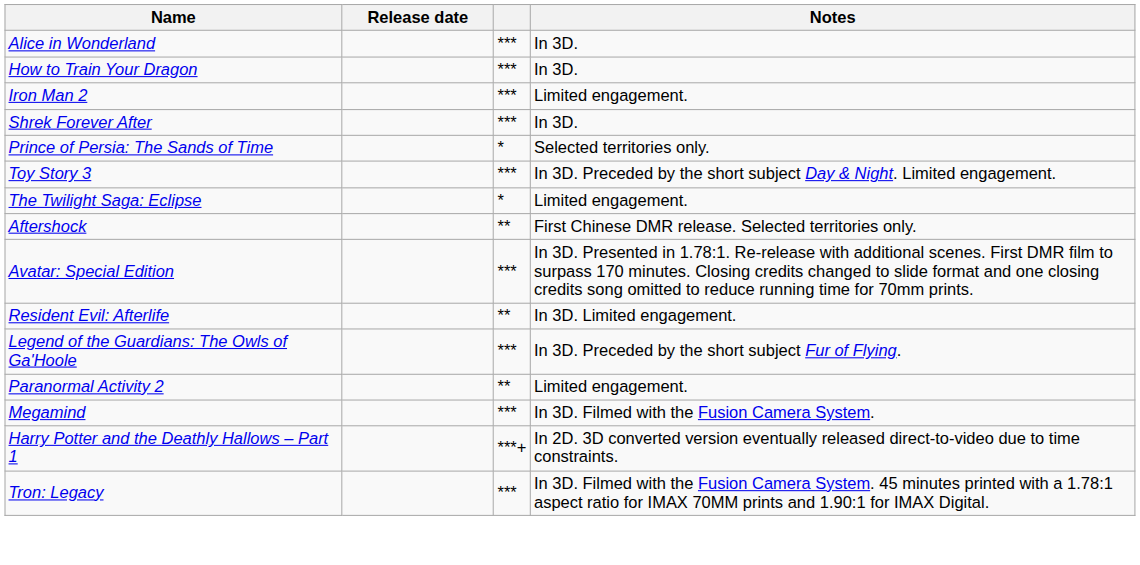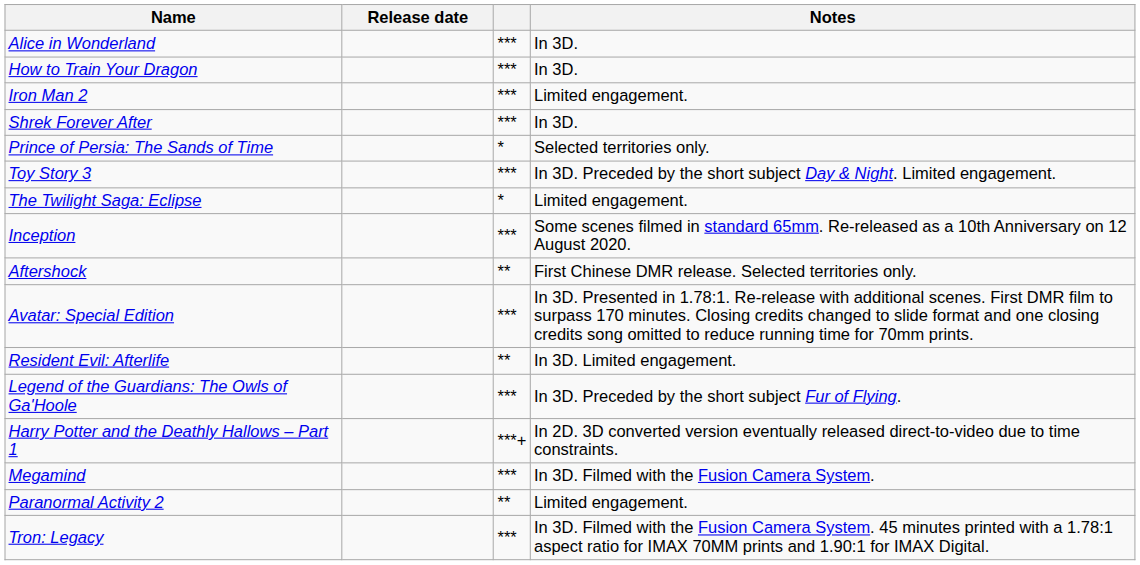+ row: (42, 235)
rows swapped: (86, 386) <-> (168, 448)
